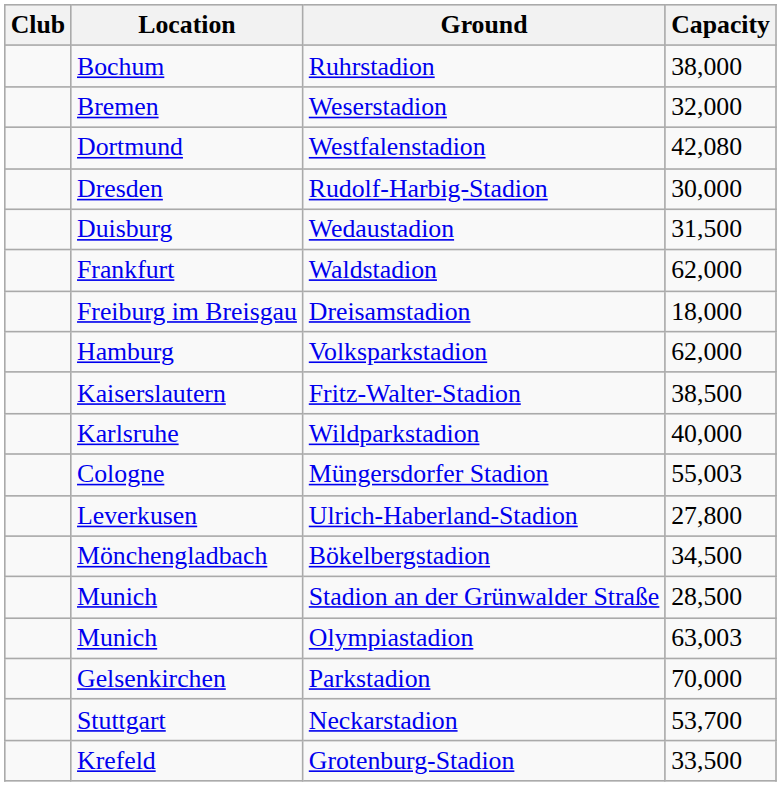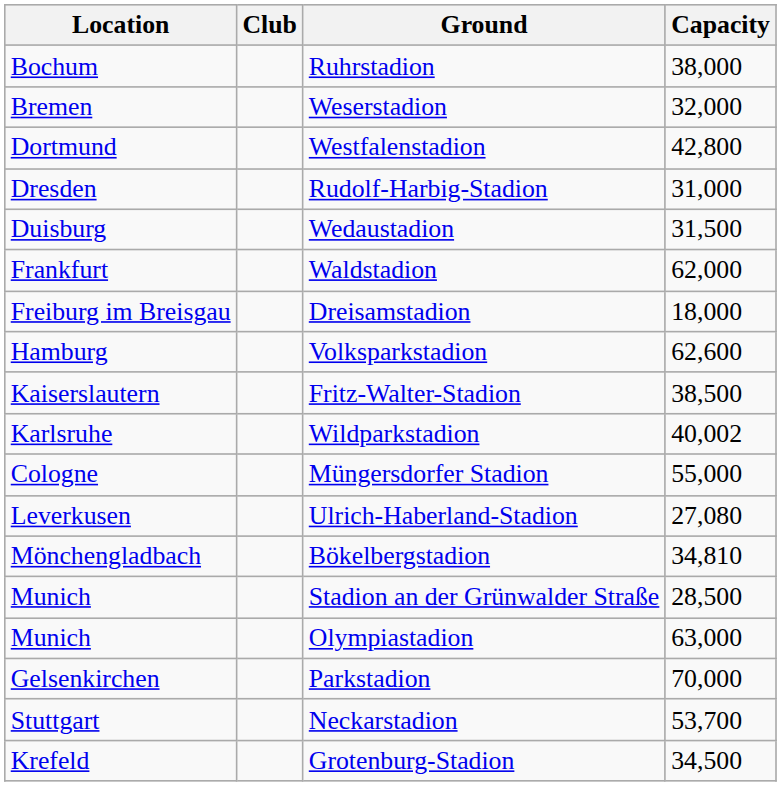columns swapped: (38, 24) <-> (187, 24)
(707, 147) 42,080 -> (707, 147) 42,800
(707, 188) 30,000 -> (707, 188) 31,000
(707, 351) 62,000 -> (707, 351) 62,600
(707, 433) 40,000 -> (707, 433) 40,002
(707, 474) 55,003 -> (707, 474) 55,000
(707, 515) 27,800 -> (707, 515) 27,080
(707, 556) 34,500 -> (707, 556) 34,810
(707, 637) 63,003 -> (707, 637) 63,000
(707, 760) 33,500 -> (707, 760) 34,500
